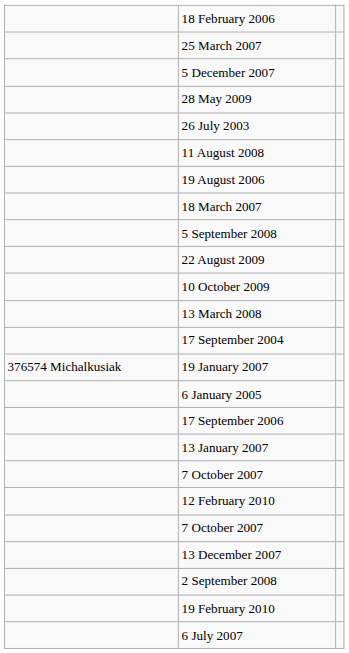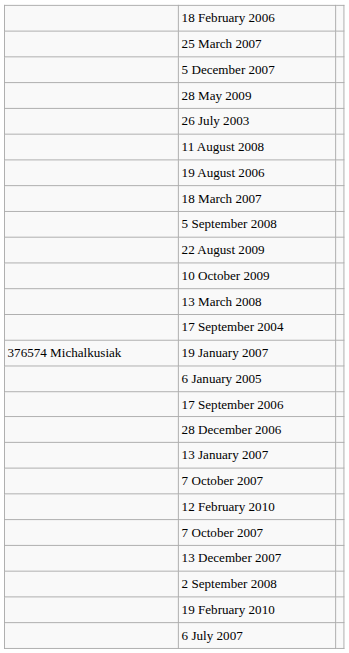+ row: (92, 430)
